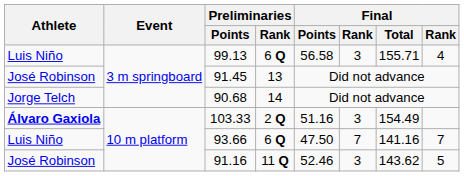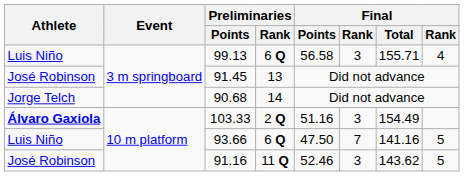(441, 140) 7 -> (441, 140) 5
